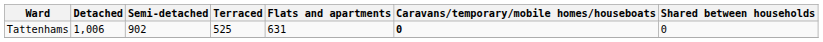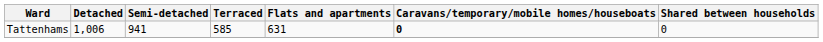(137, 30) 902 -> (137, 30) 941
(222, 30) 525 -> (222, 30) 585
